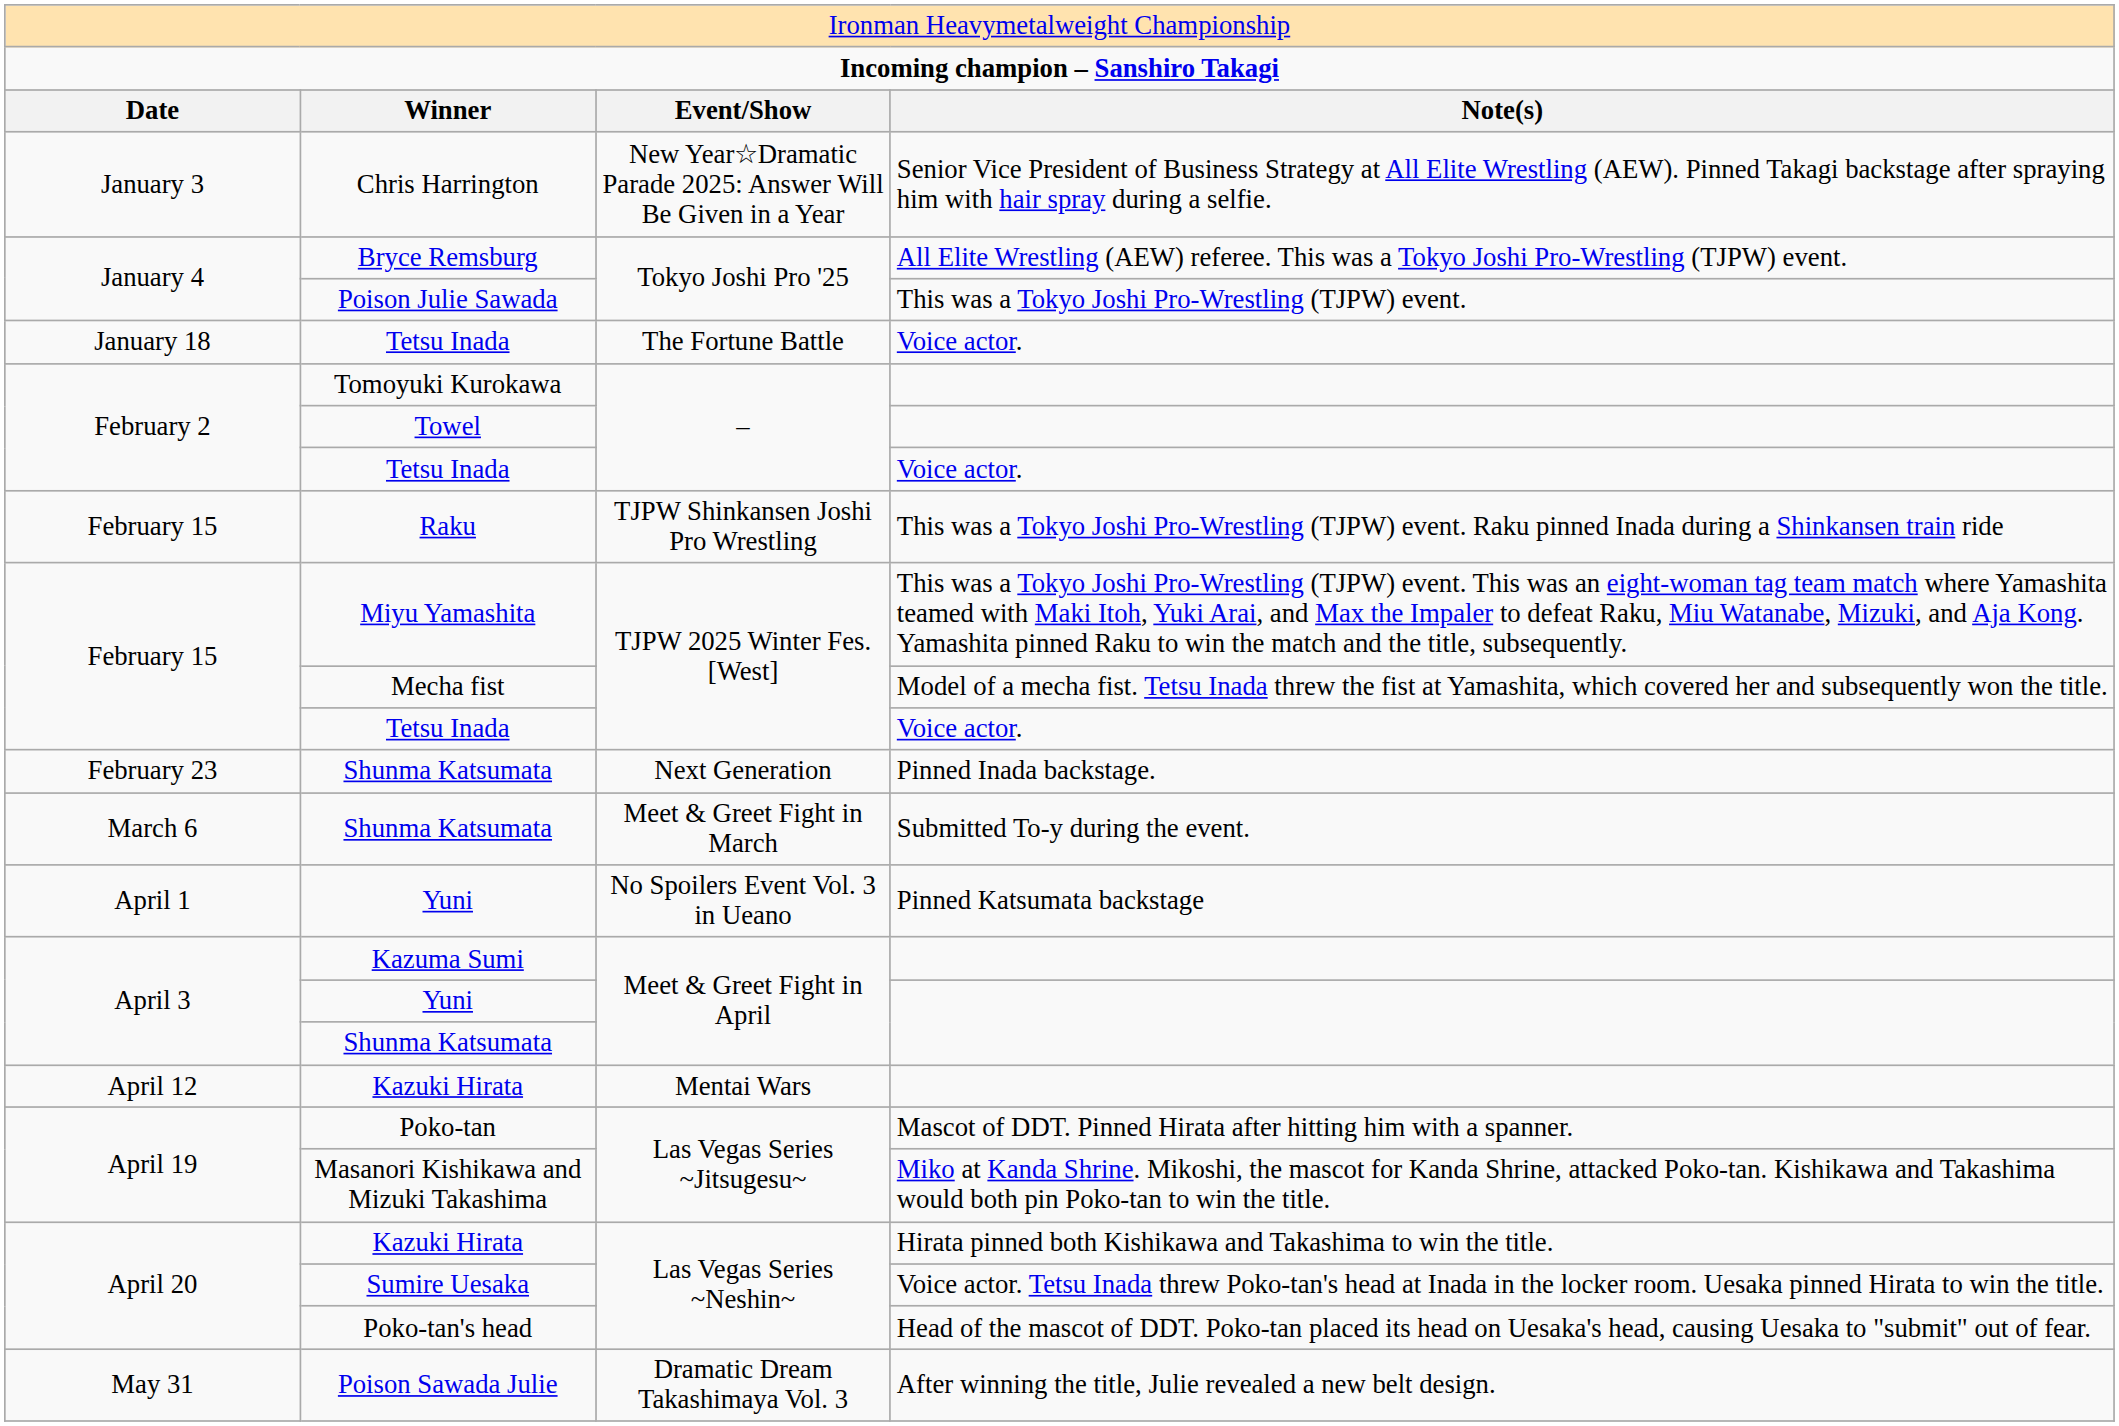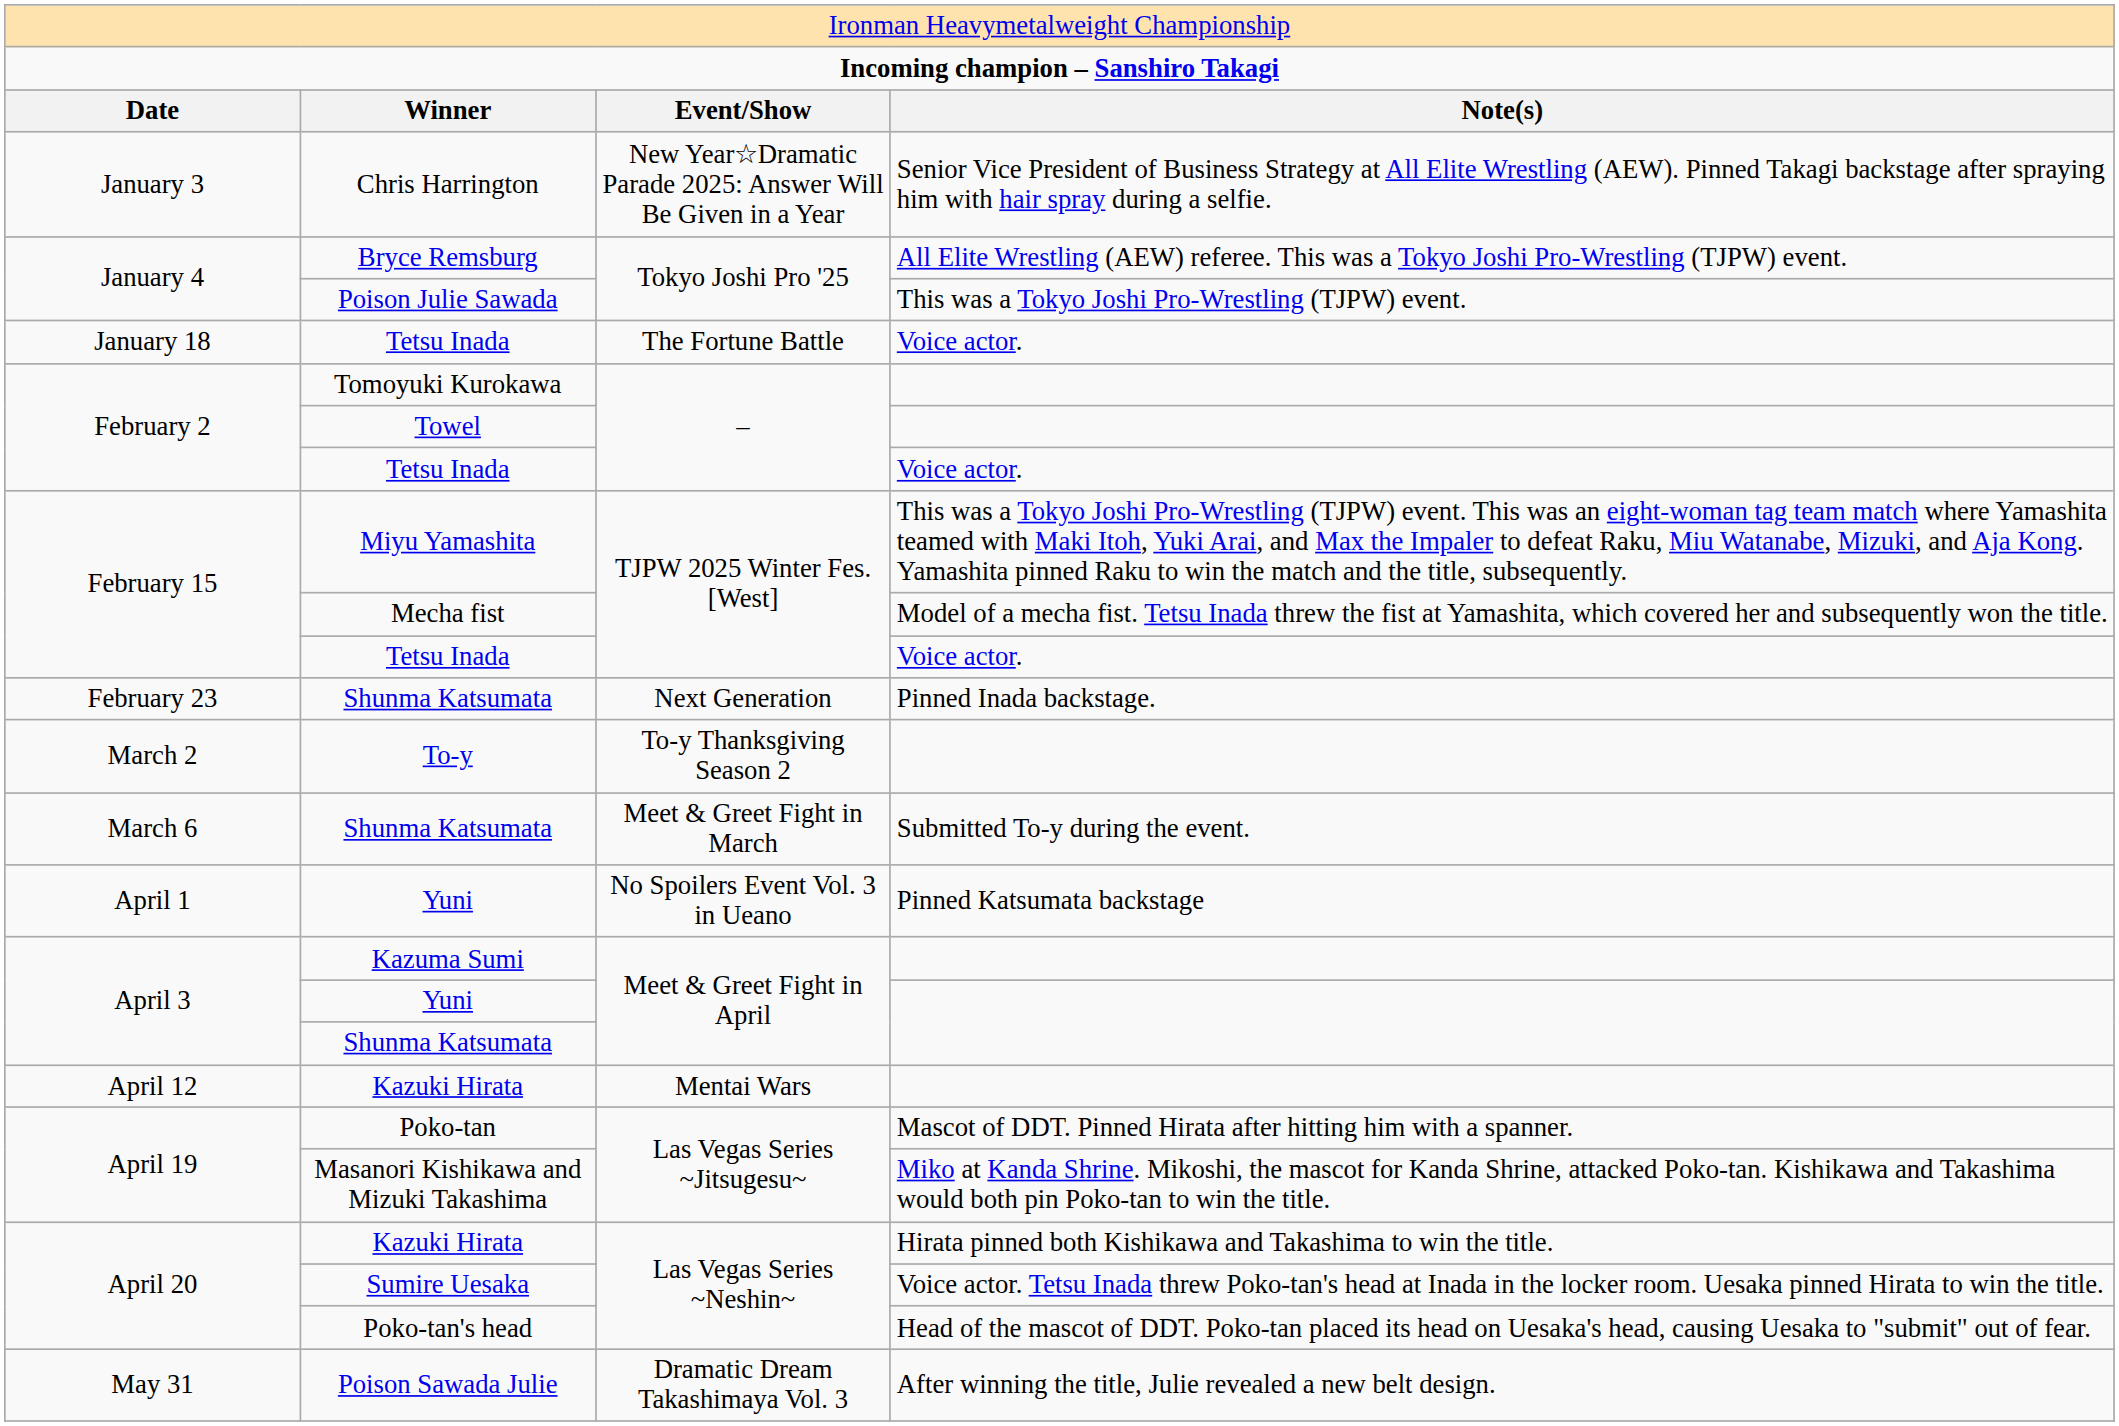- row: (448, 526)
+ row: (448, 755)
